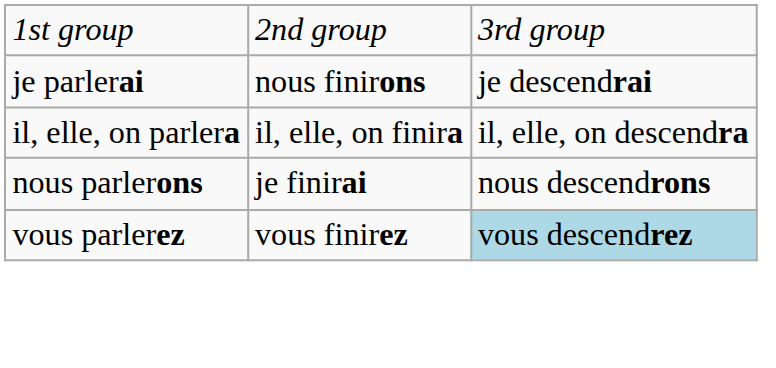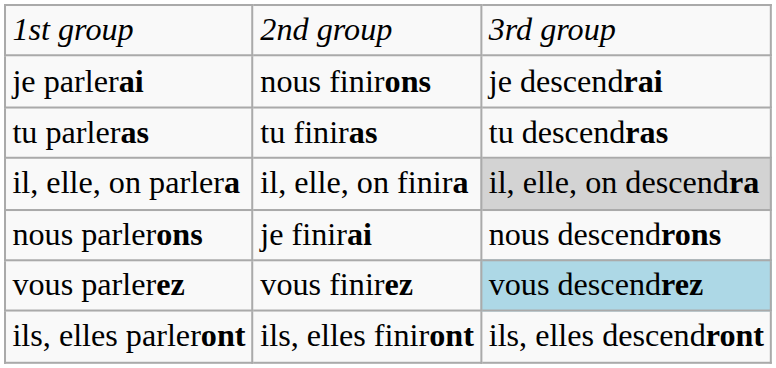+ row: (81, 132)
(613, 132) no background -> (624, 183) lightgrey background
+ row: (129, 336)
